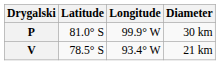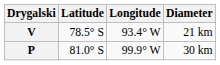rows swapped: (31, 32) <-> (31, 50)
